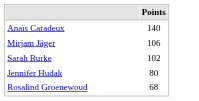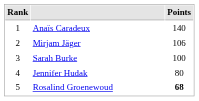+ column: (18, 12)
(154, 58) 102 -> (179, 58) 100
(154, 88) normal -> (179, 88) bold
